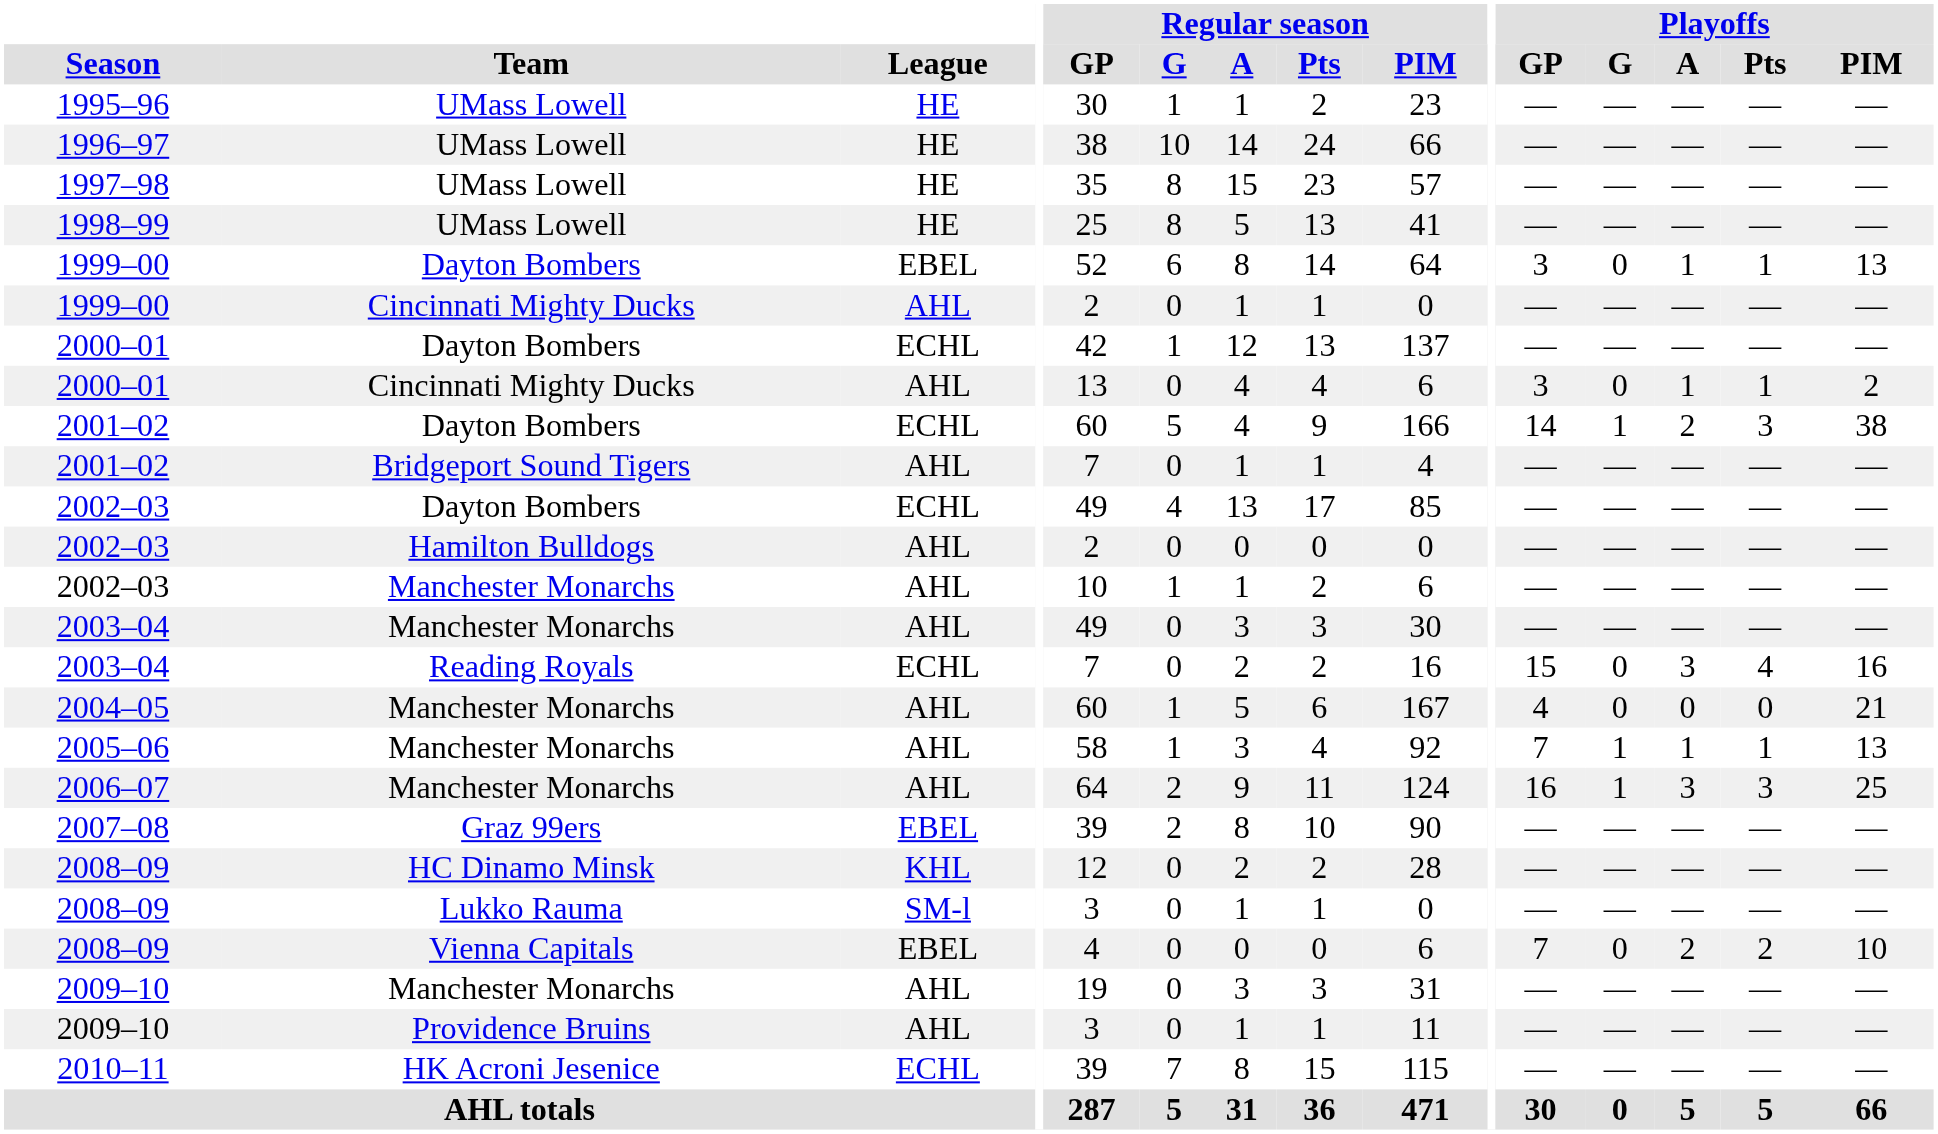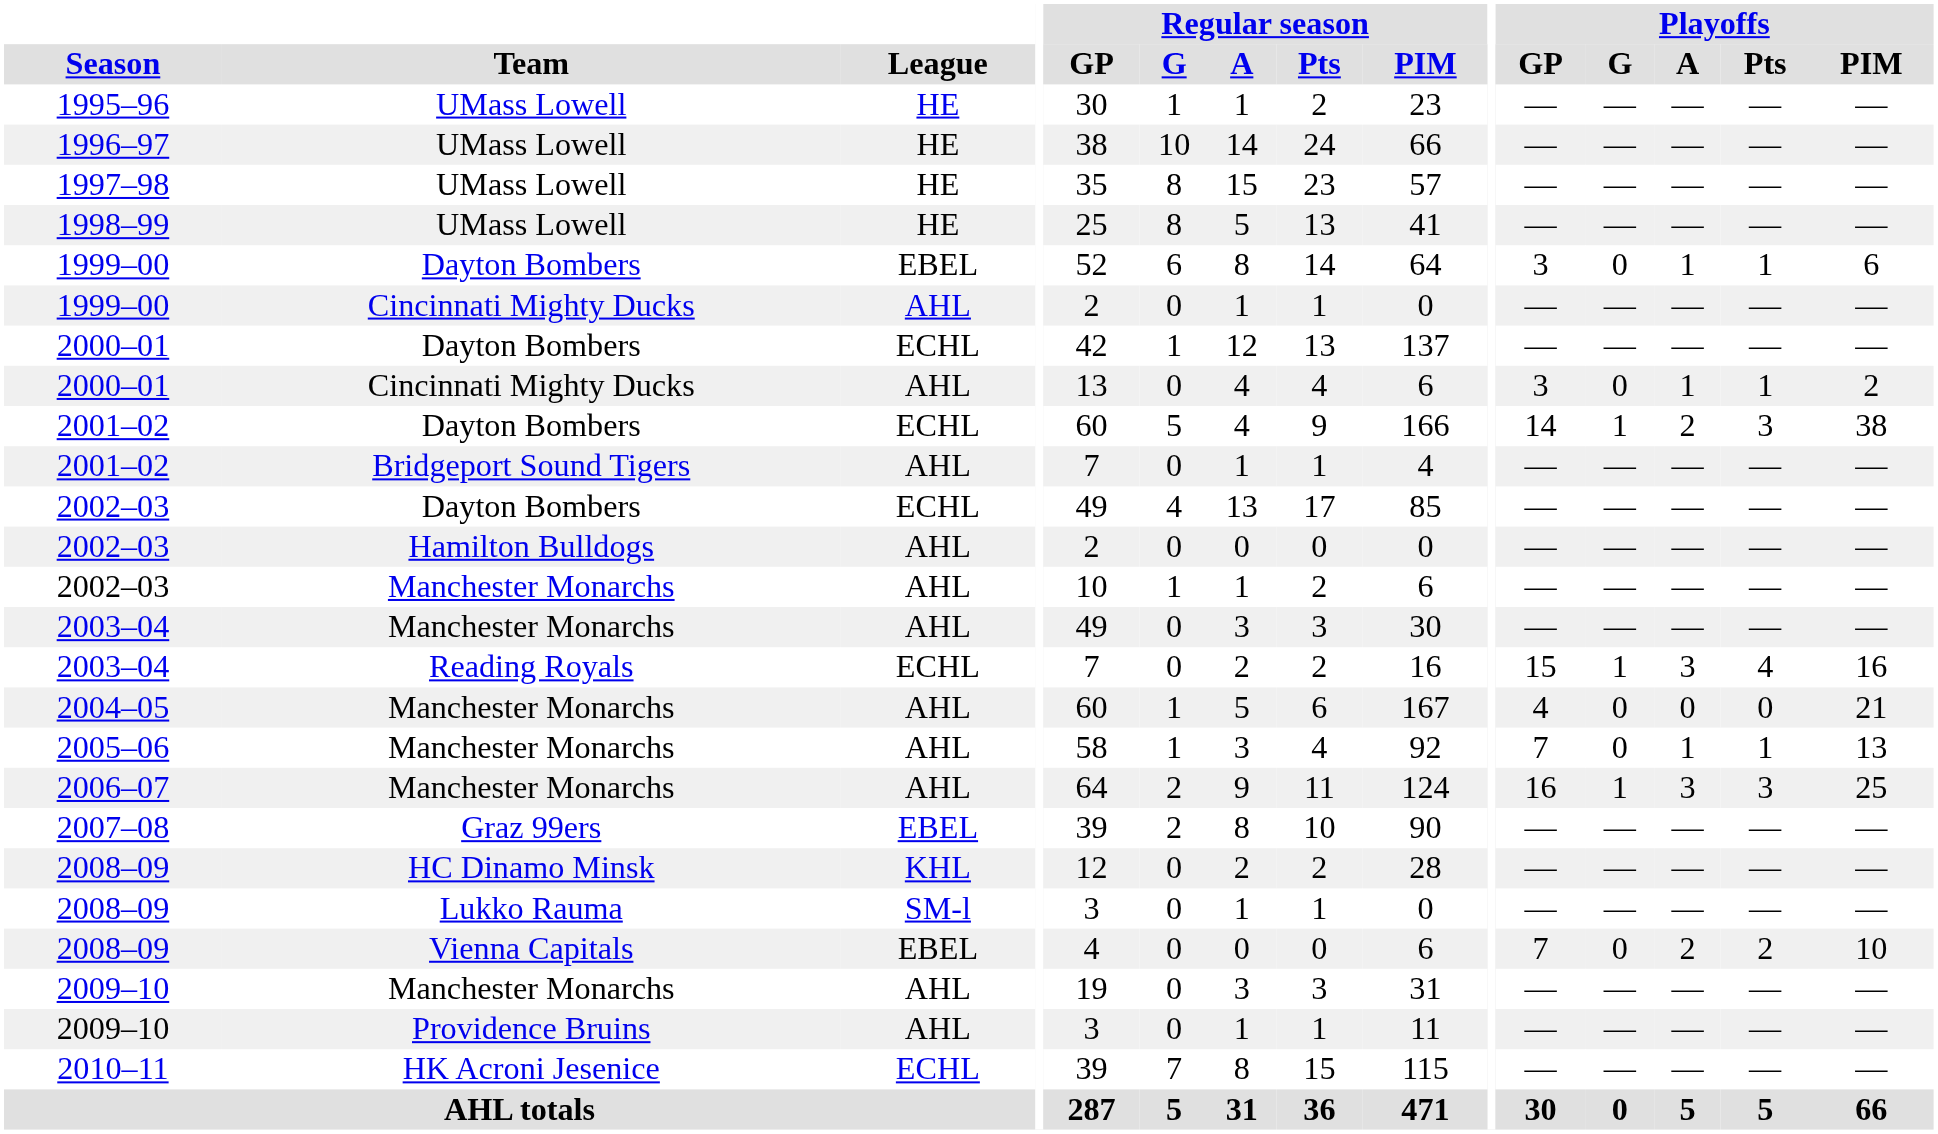(1871, 264) 13 -> (1871, 264) 6
(1620, 666) 0 -> (1620, 666) 1
(1620, 747) 1 -> (1620, 747) 0
